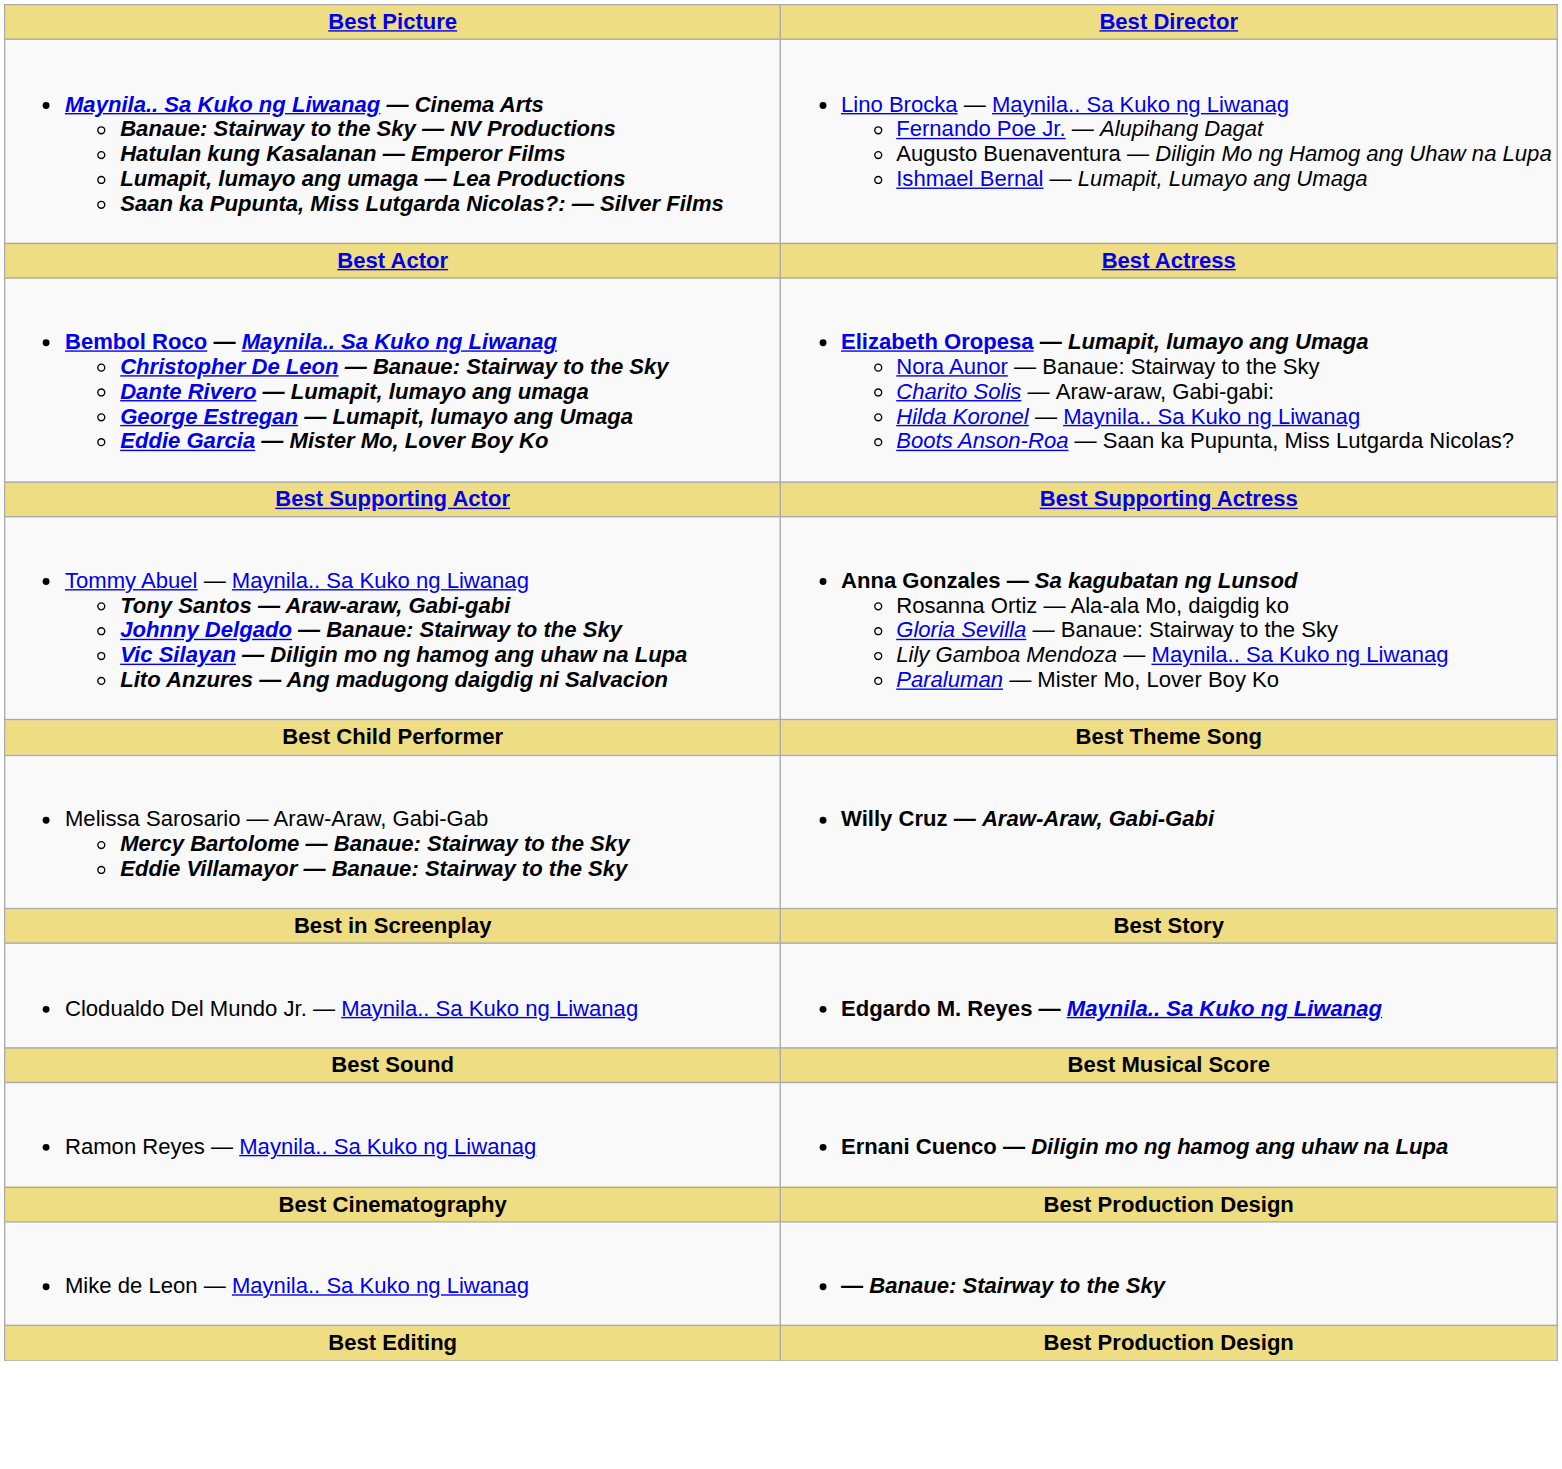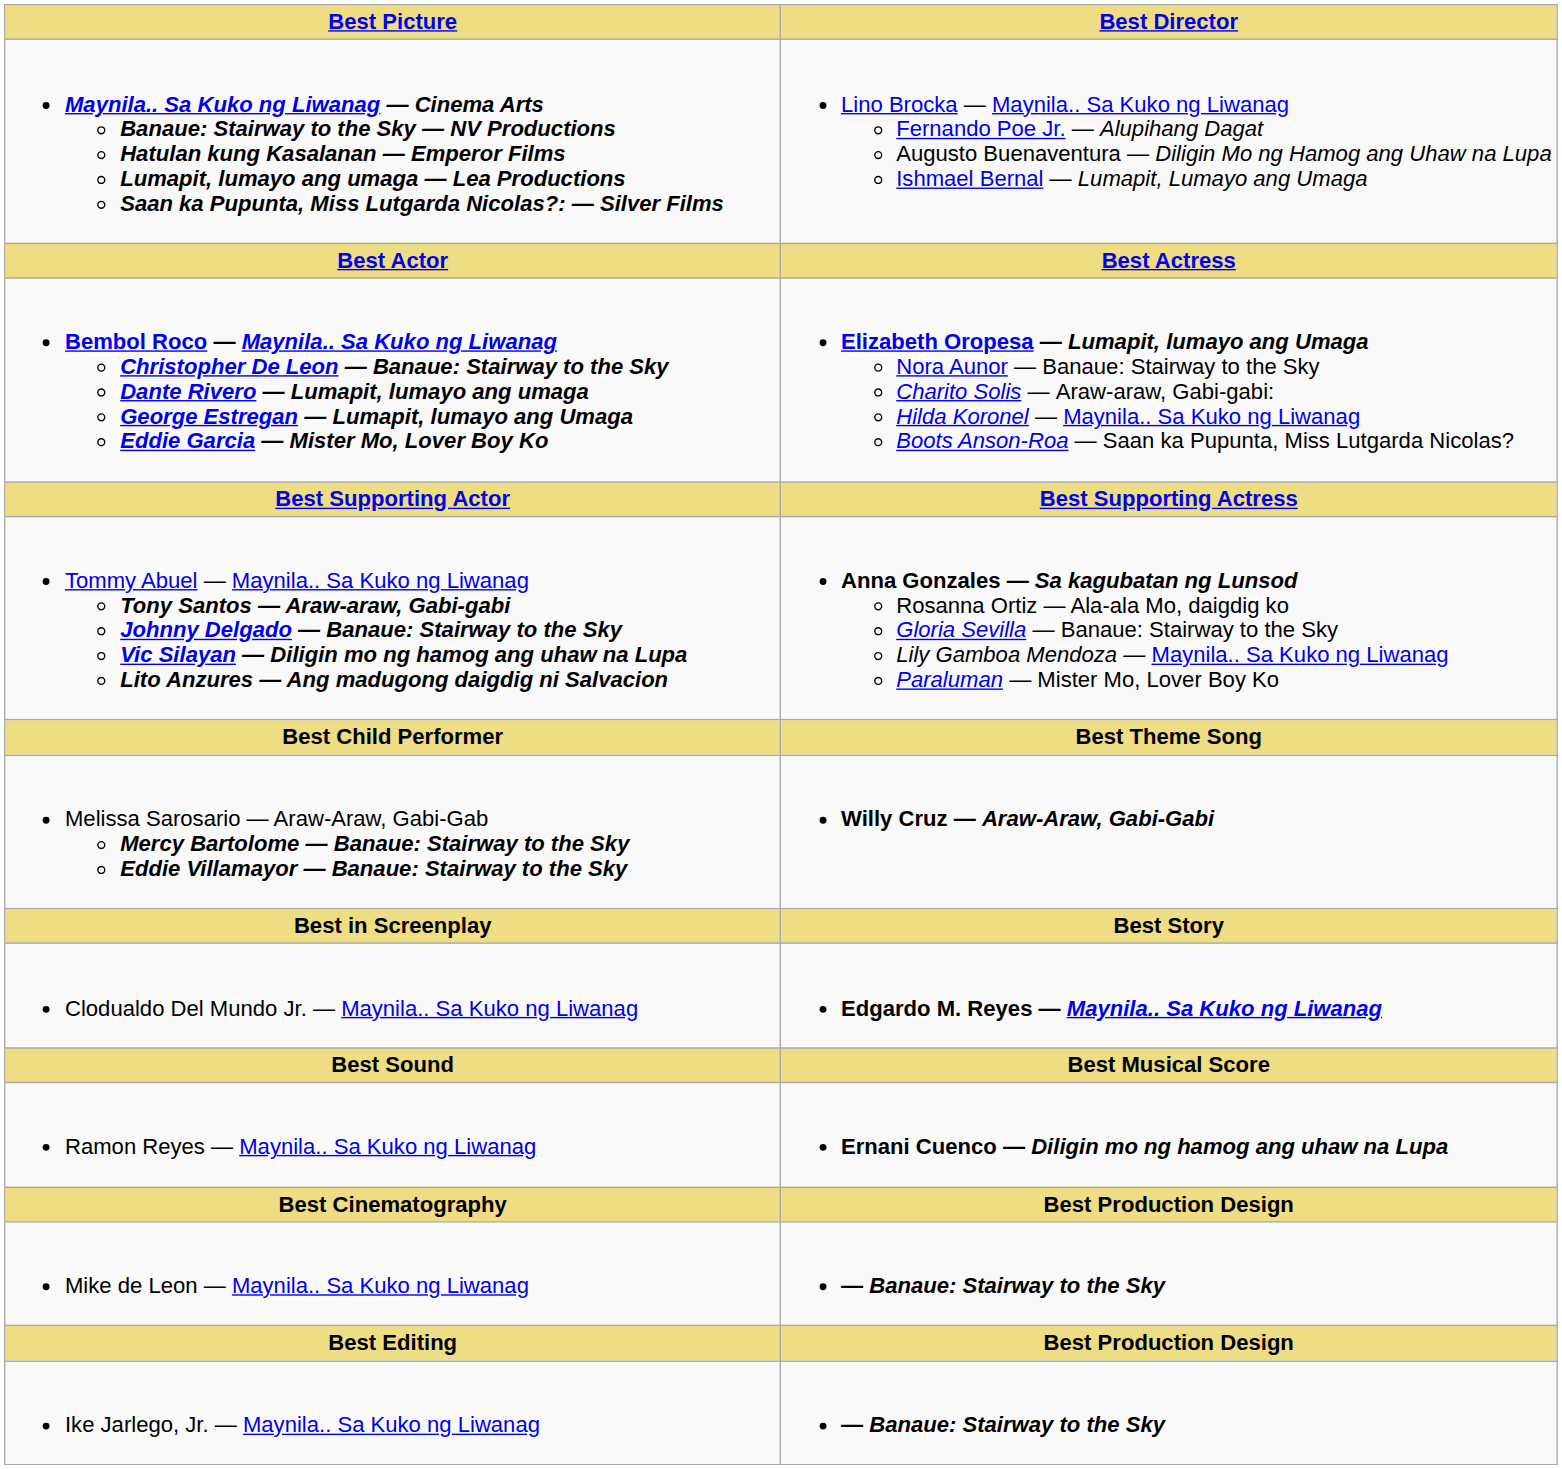+ row: (393, 1425)
